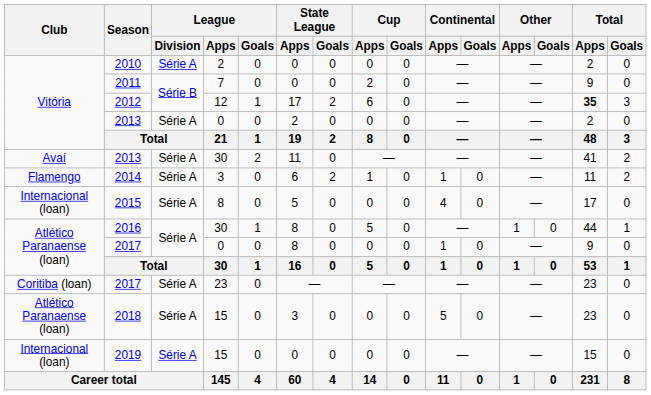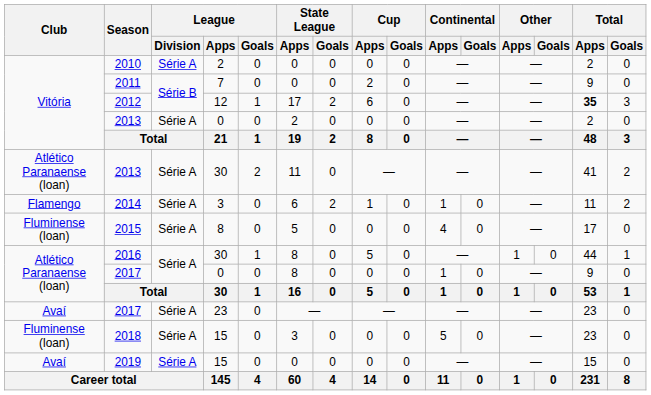(54, 158) Avaí -> (54, 171) Atlético Paranaense (loan)
(54, 202) Internacional (loan) -> (54, 229) Fluminense (loan)
(54, 284) Coritiba (loan) -> (54, 311) Avaí
(54, 316) Atlético Paranaense (loan) -> (54, 336) Fluminense (loan)
(54, 355) Internacional (loan) -> (54, 362) Avaí
